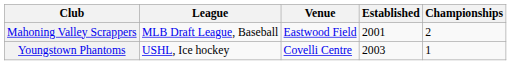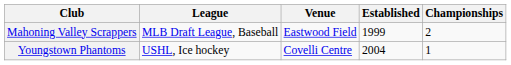(374, 32) 2001 -> (374, 32) 1999
(374, 50) 2003 -> (374, 50) 2004
